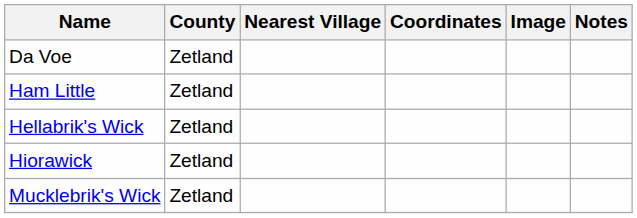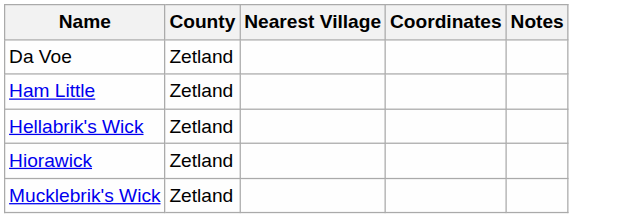- column: (538, 21)
